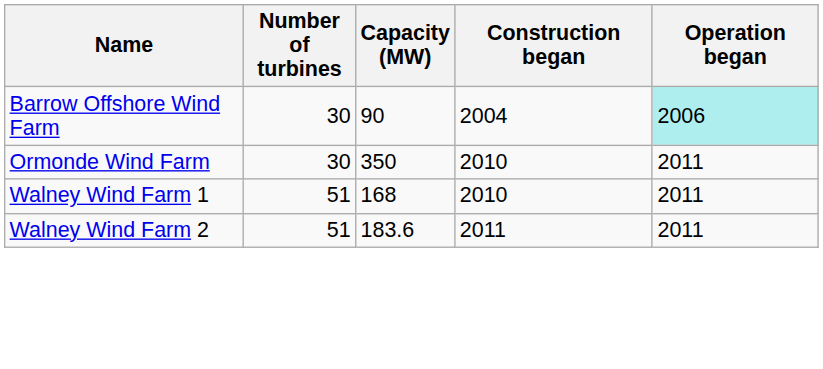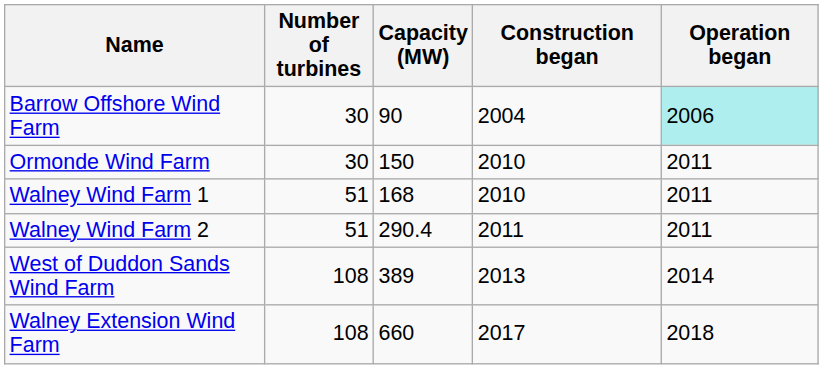(378, 161) 350 -> (396, 161) 150
(387, 229) 183.6 -> (405, 229) 290.4
+ row: (120, 275)
+ row: (122, 334)
